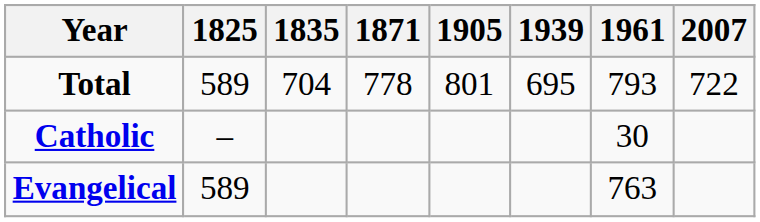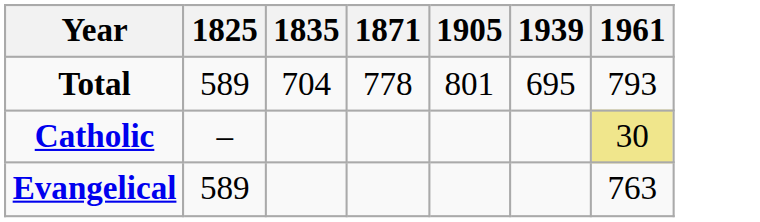- column: (714, 30)
(632, 135) no background -> (632, 135) khaki background
